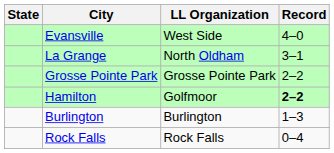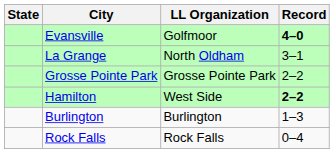(193, 35) West Side -> (190, 35) Golfmoor
(293, 35) normal -> (293, 35) bold
(190, 96) Golfmoor -> (193, 96) West Side
